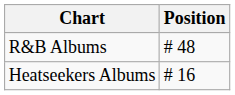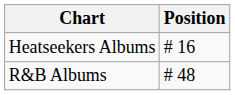rows swapped: (58, 47) <-> (82, 75)
